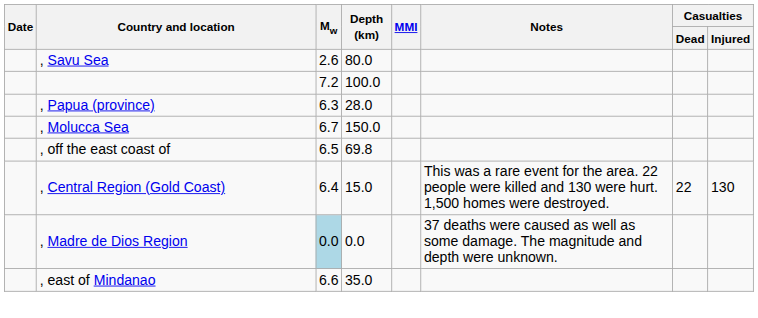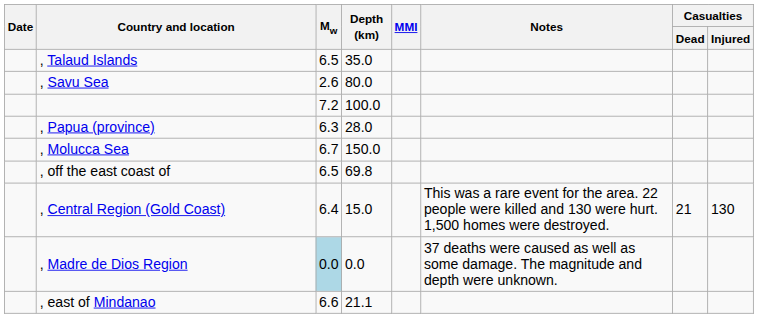+ row: (88, 60)
(684, 187) 22 -> (684, 210) 21
(359, 279) 35.0 -> (359, 302) 21.1
